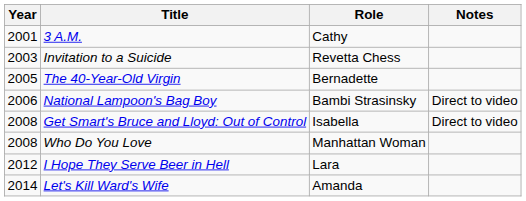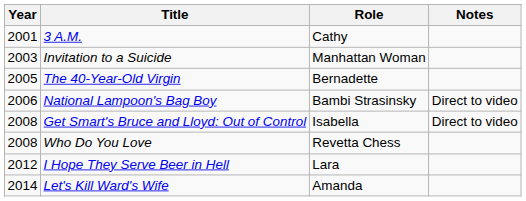(356, 57) Revetta Chess -> (369, 57) Manhattan Woman
(369, 143) Manhattan Woman -> (356, 143) Revetta Chess
